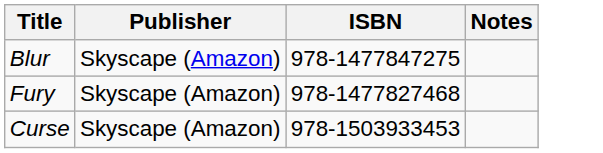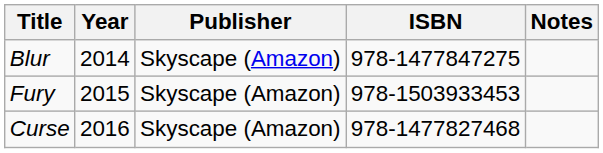+ column: (105, 22)
(375, 93) 978-1477827468 -> (436, 93) 978-1503933453
(375, 128) 978-1503933453 -> (436, 128) 978-1477827468
